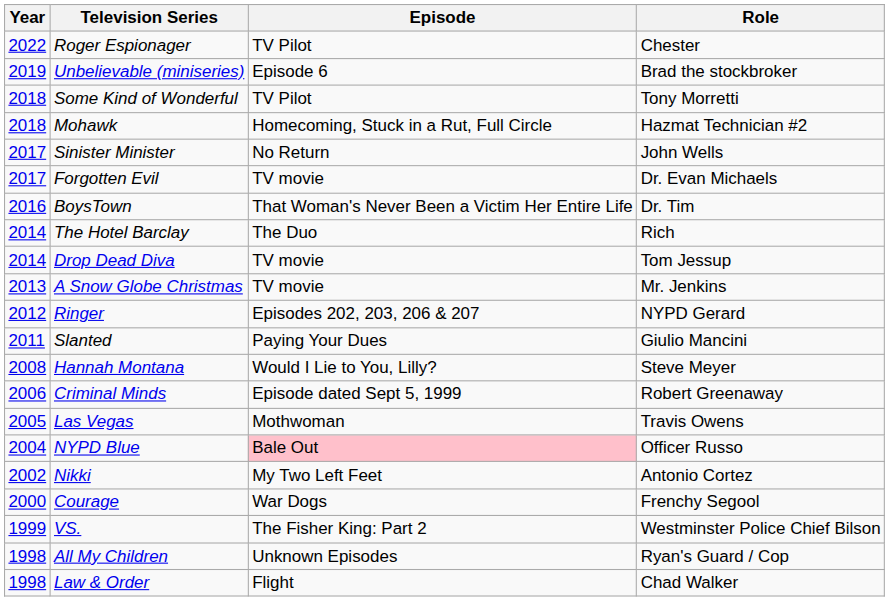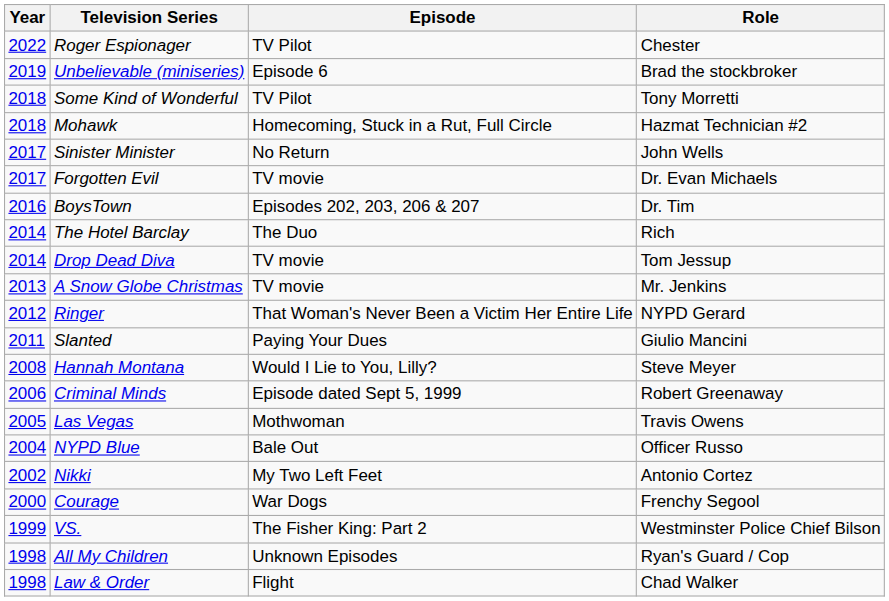(443, 206) That Woman's Never Been a Victim Her Entire Life -> (366, 206) Episodes 202, 203, 206 & 207
(366, 313) Episodes 202, 203, 206 & 207 -> (443, 313) That Woman's Never Been a Victim Her Entire Life
(285, 448) pink background -> (285, 448) no background
